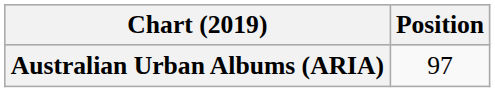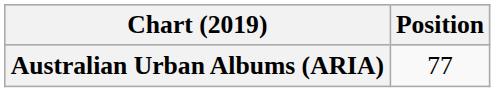(440, 65) 97 -> (440, 65) 77
